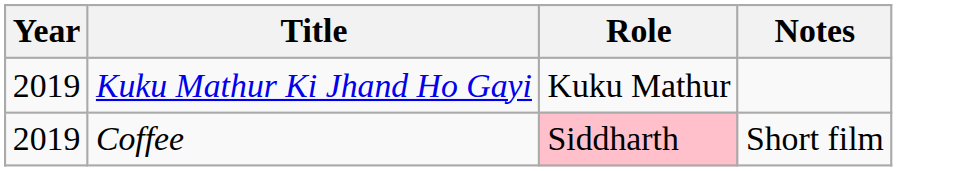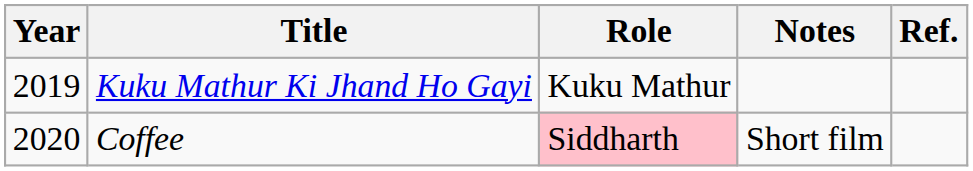+ column: (929, 31)
(47, 138) 2019 -> (47, 138) 2020
